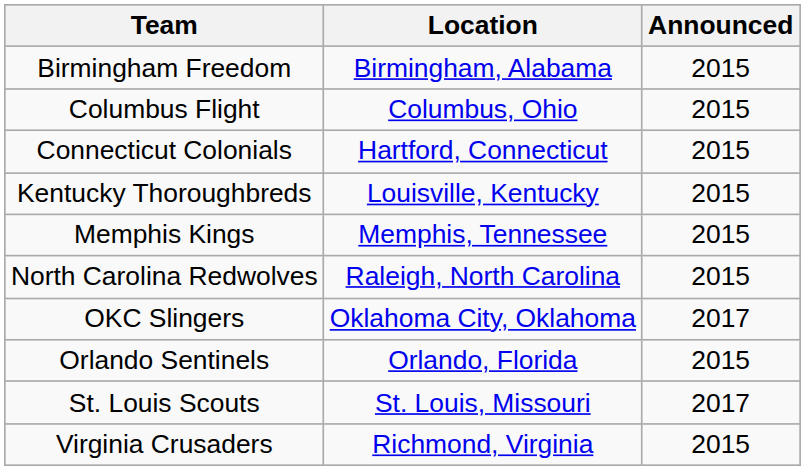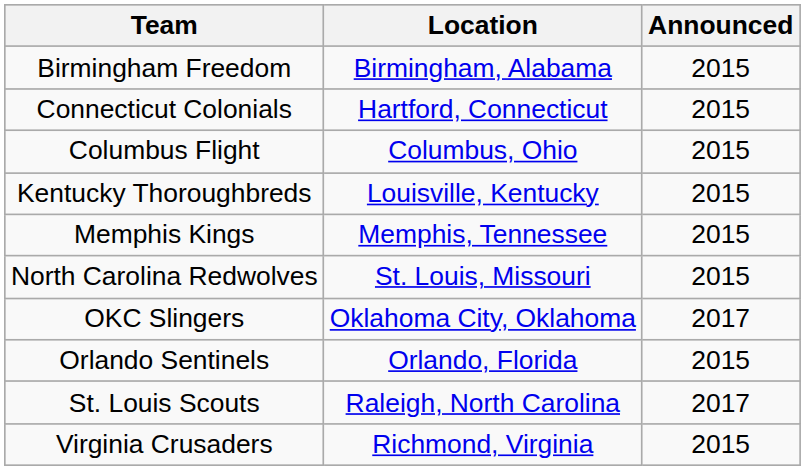rows swapped: (164, 151) <-> (164, 109)
(483, 276) Raleigh, North Carolina -> (483, 276) St. Louis, Missouri
(483, 402) St. Louis, Missouri -> (483, 402) Raleigh, North Carolina
